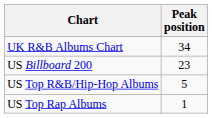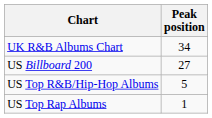(184, 65) 23 -> (184, 65) 27
